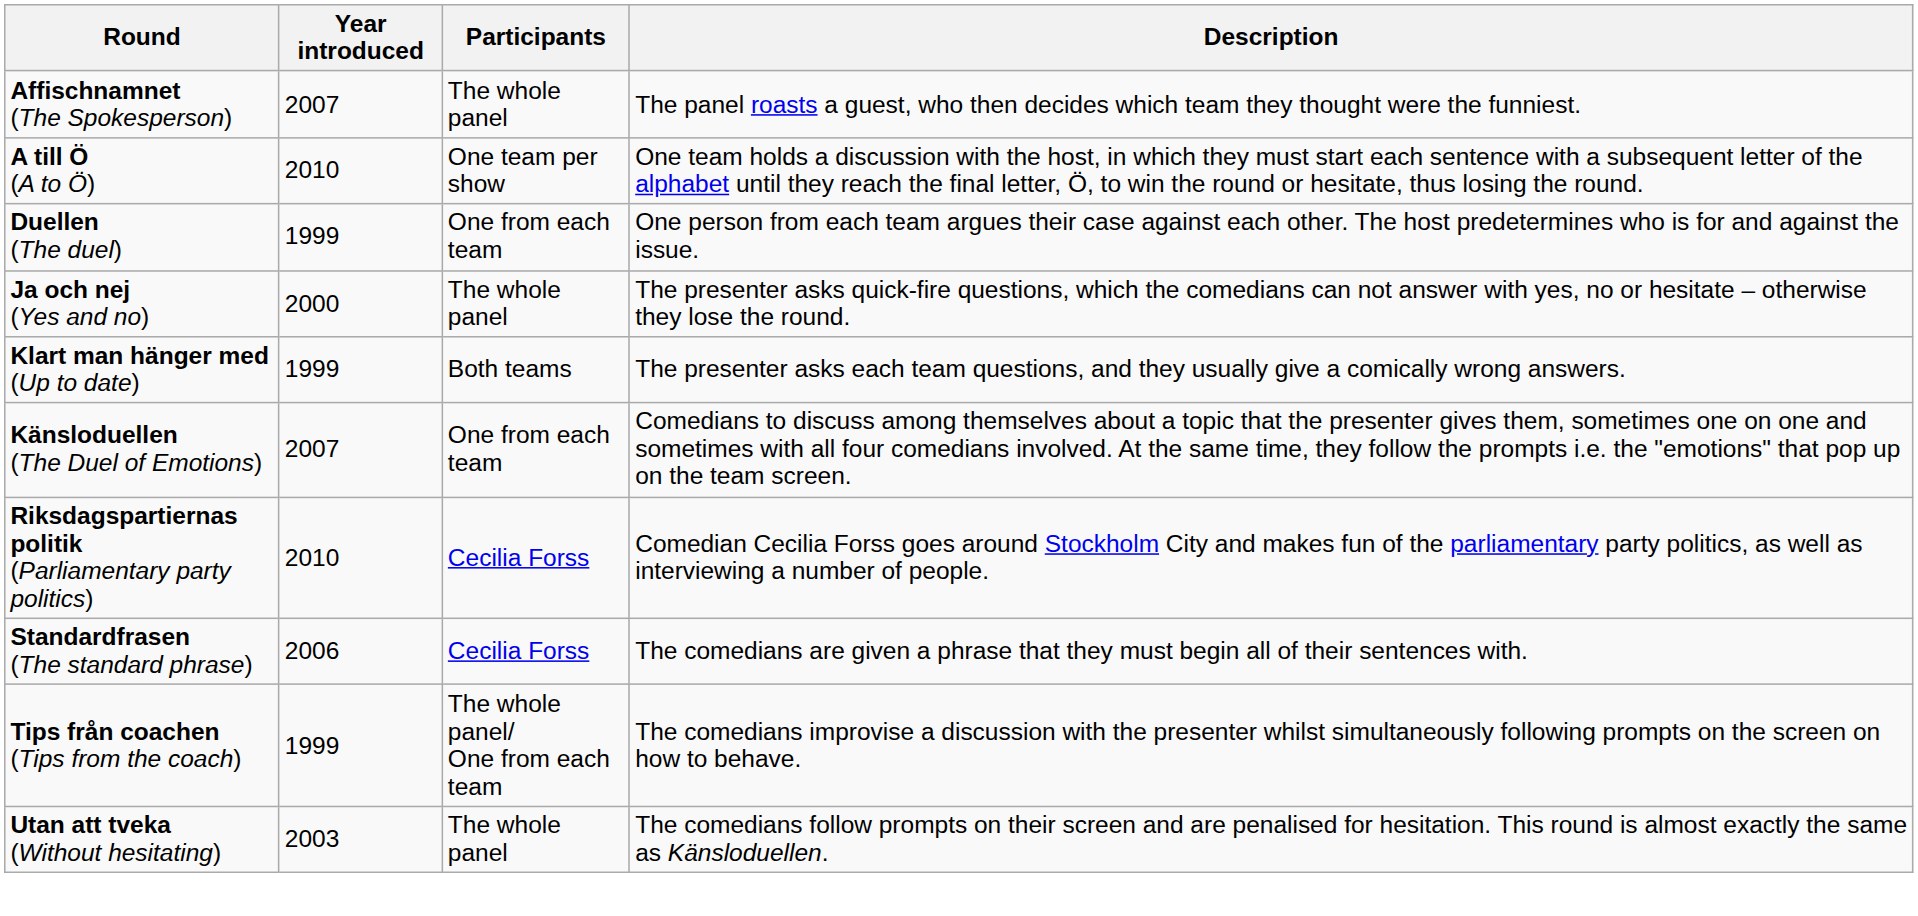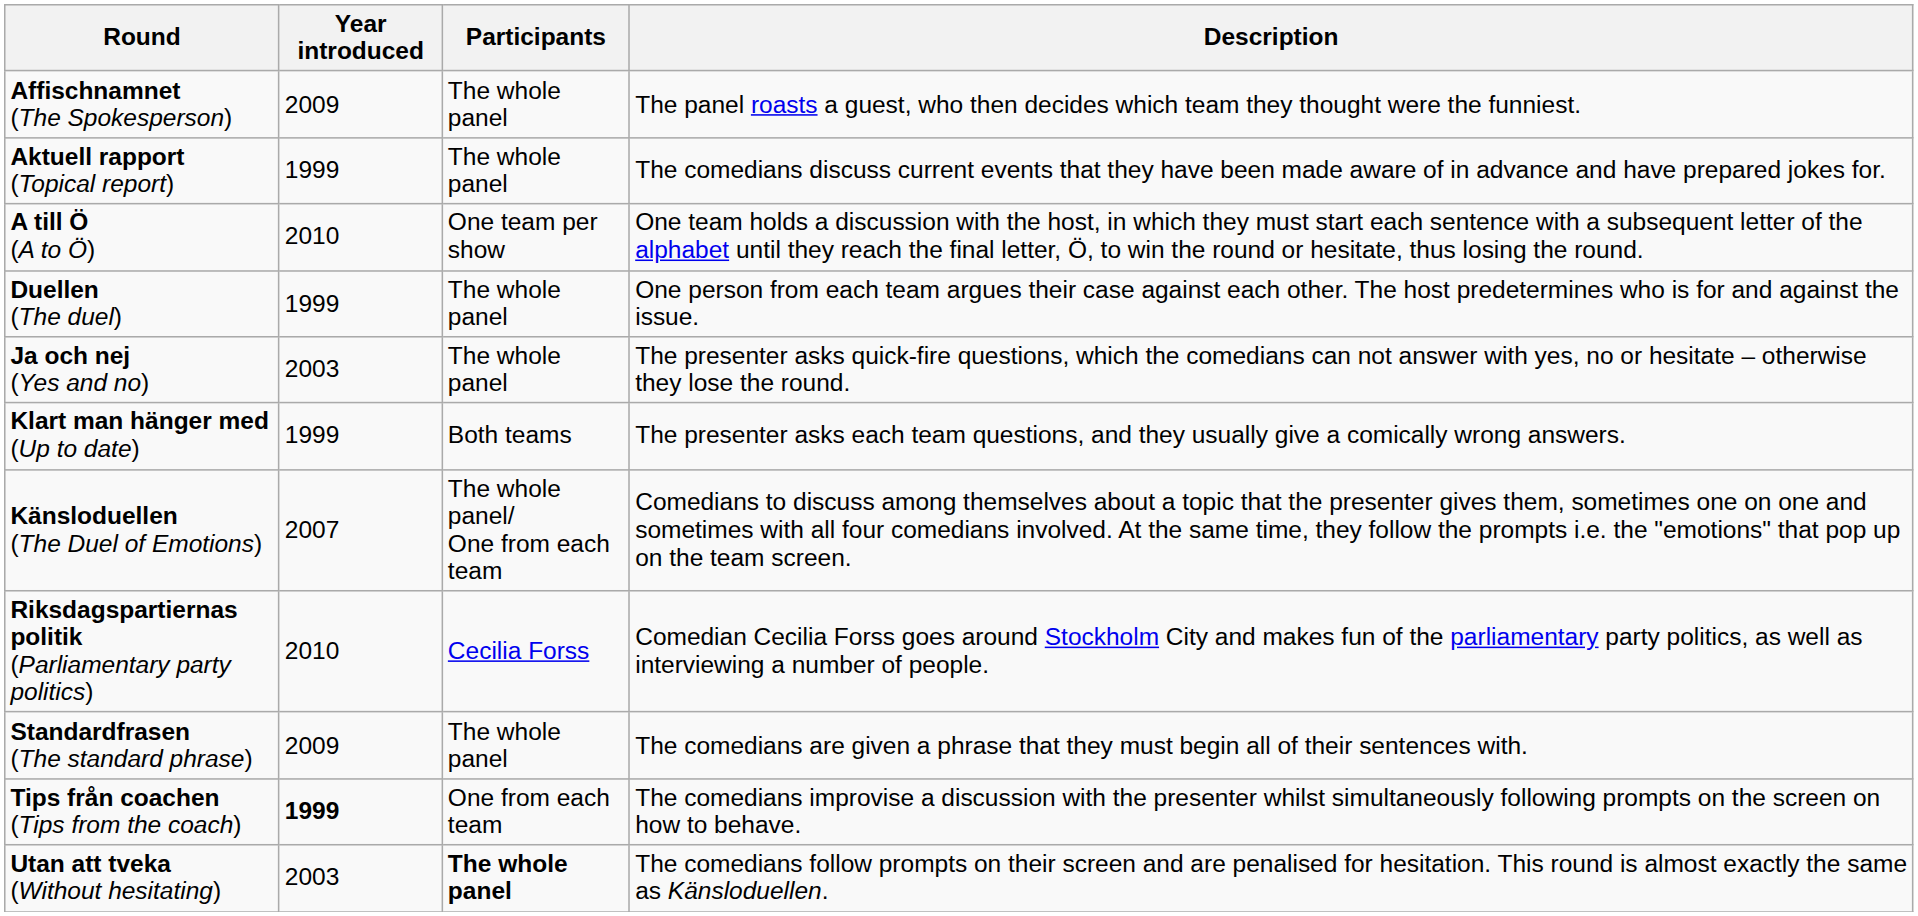(312, 104) 2007 -> (312, 104) 2009
+ row: (97, 170)
(529, 236) One from each team -> (504, 303) The whole panel
(312, 303) 2000 -> (312, 369) 2003
(529, 449) One from each team -> (529, 529) The whole panel/ One from each team
(312, 651) 2006 -> (312, 745) 2009
(519, 651) Cecilia Forss -> (504, 745) The whole panel
(312, 745) normal -> (312, 811) bold
(529, 745) The whole panel/ One from each team -> (529, 811) One from each team
(504, 839) normal -> (508, 877) bold
